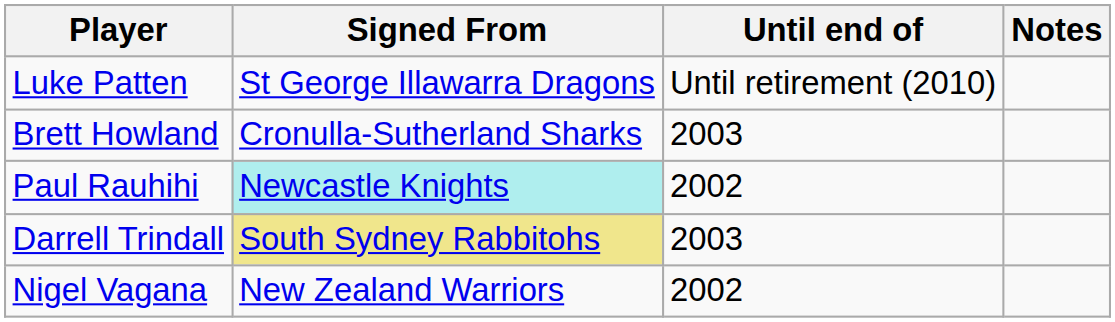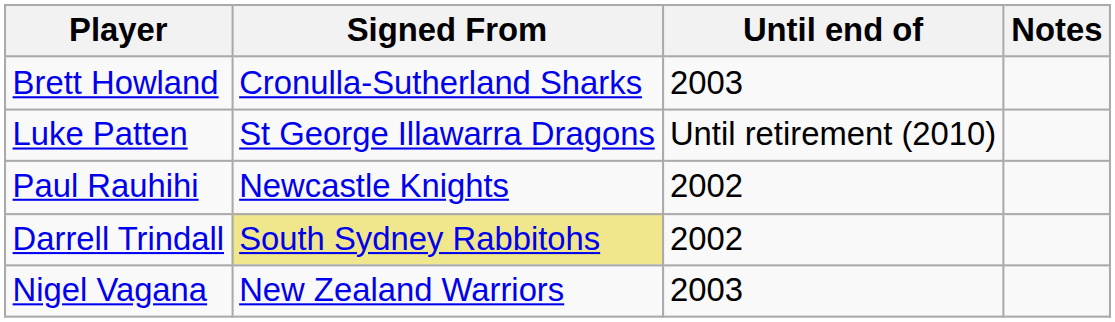rows swapped: (116, 134) <-> (100, 82)
(374, 186) paleturquoise background -> (374, 186) no background
(706, 238) 2003 -> (706, 238) 2002
(706, 290) 2002 -> (706, 290) 2003
